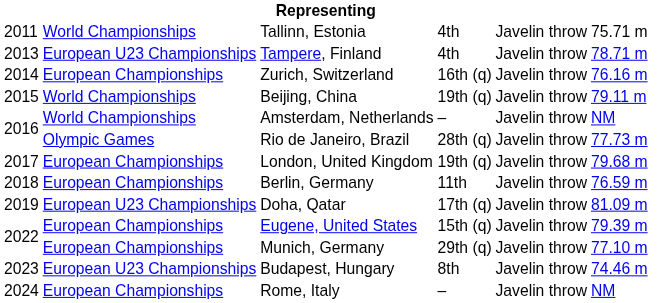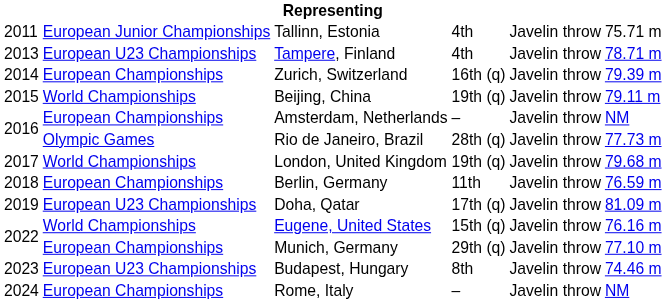(119, 32) World Championships -> (156, 32) European Junior Championships
(619, 75) 76.16 m -> (633, 75) 79.39 m
(119, 118) World Championships -> (133, 118) European Championships
(133, 161) European Championships -> (119, 161) World Championships
(133, 226) European Championships -> (119, 226) World Championships
(619, 226) 79.39 m -> (633, 226) 76.16 m
